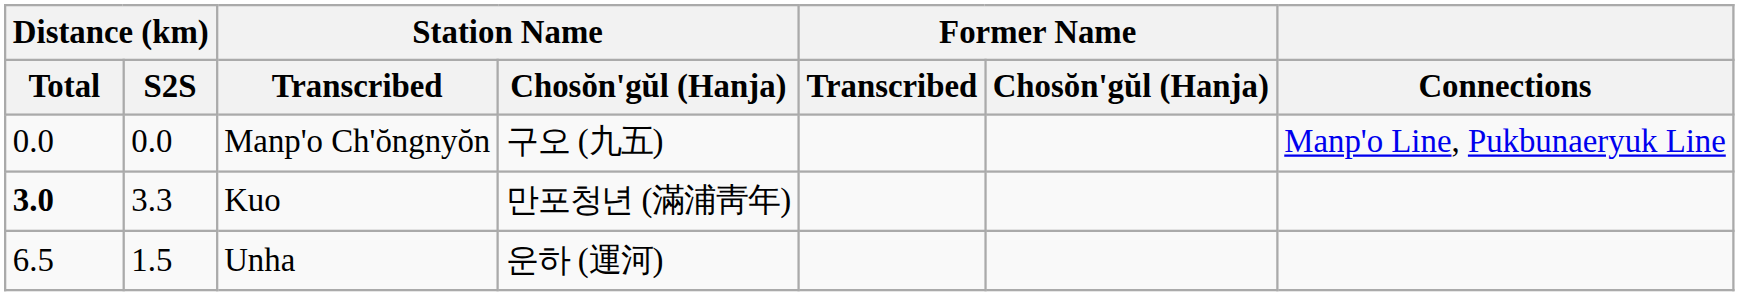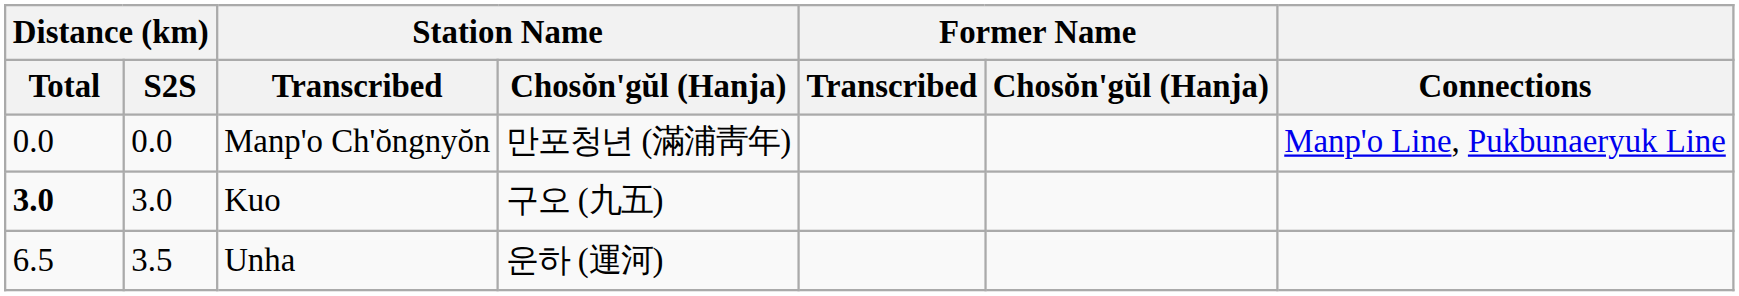(585, 142) 구오 (九五) -> (648, 142) 만포청년 (滿浦靑年)
(152, 201) 3.3 -> (152, 201) 3.0
(648, 201) 만포청년 (滿浦靑年) -> (585, 201) 구오 (九五)
(152, 259) 1.5 -> (152, 259) 3.5
